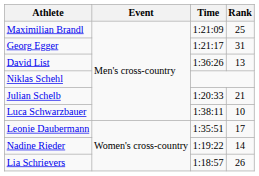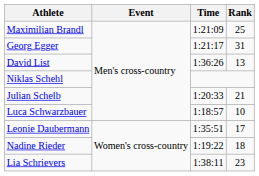(208, 112) 1:38:11 -> (208, 112) 1:18:57
(240, 146) 14 -> (240, 146) 18
(208, 162) 1:18:57 -> (208, 162) 1:38:11
(240, 162) 26 -> (240, 162) 23
